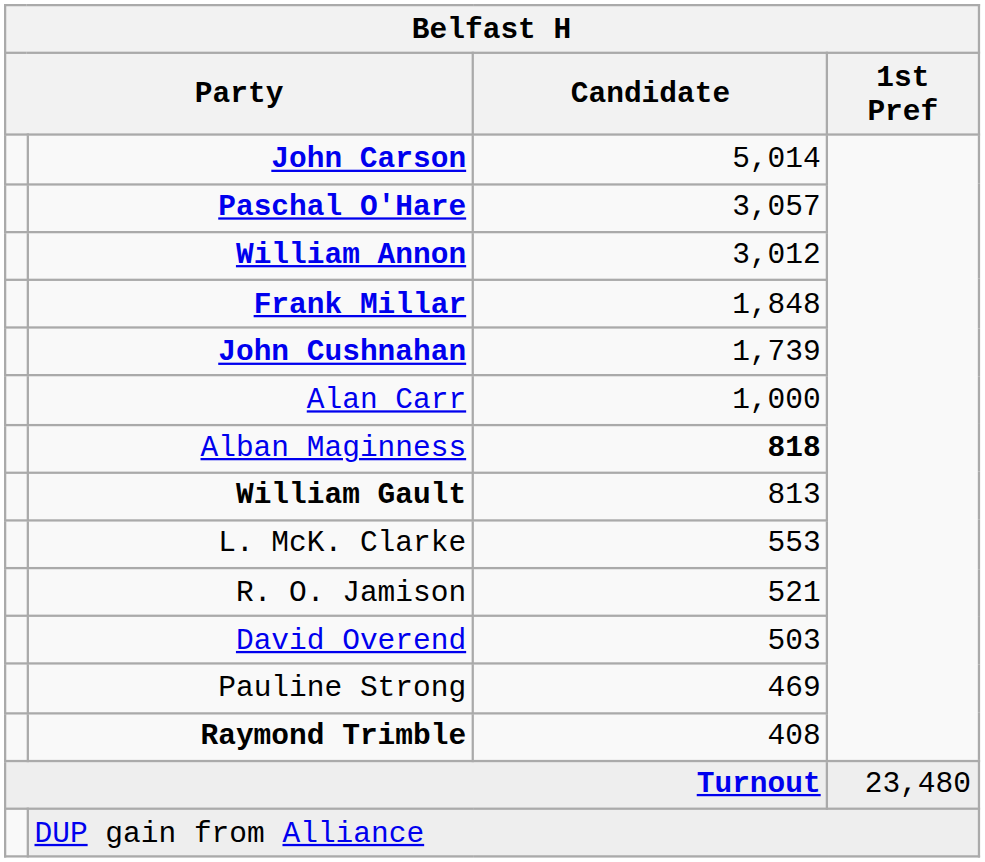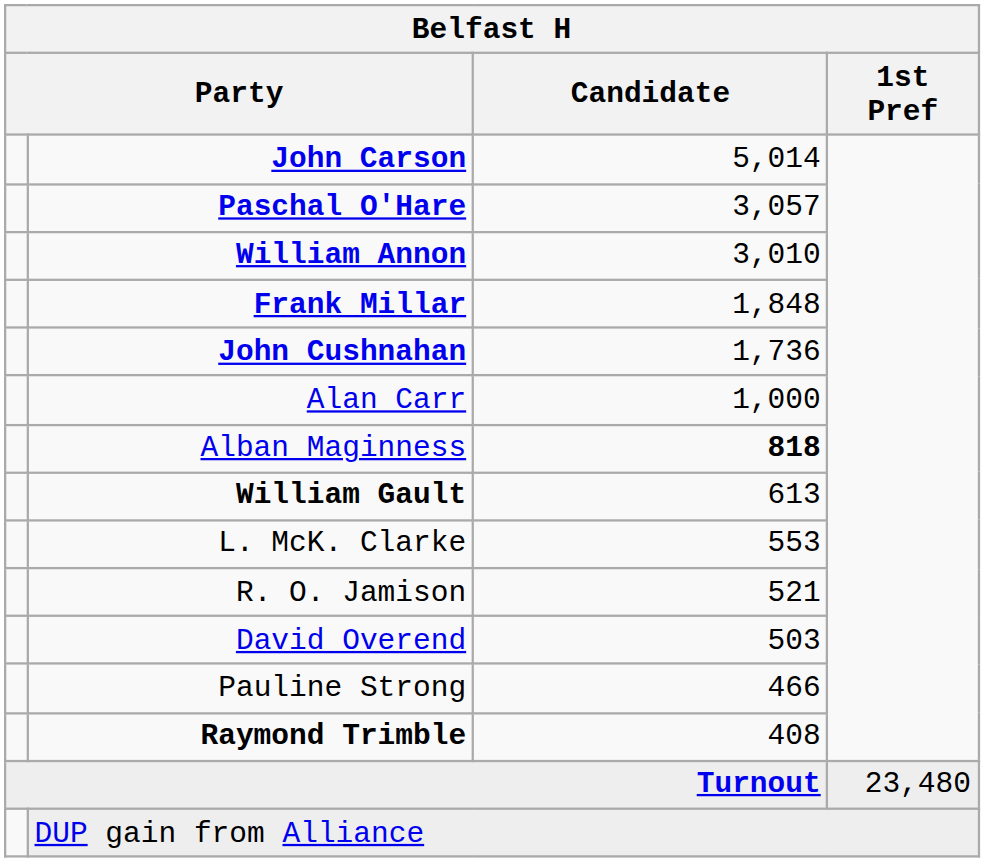(776, 256) 3,012 -> (776, 256) 3,010
(776, 352) 1,739 -> (776, 352) 1,736
(794, 496) 813 -> (794, 496) 613
(794, 688) 469 -> (794, 688) 466
